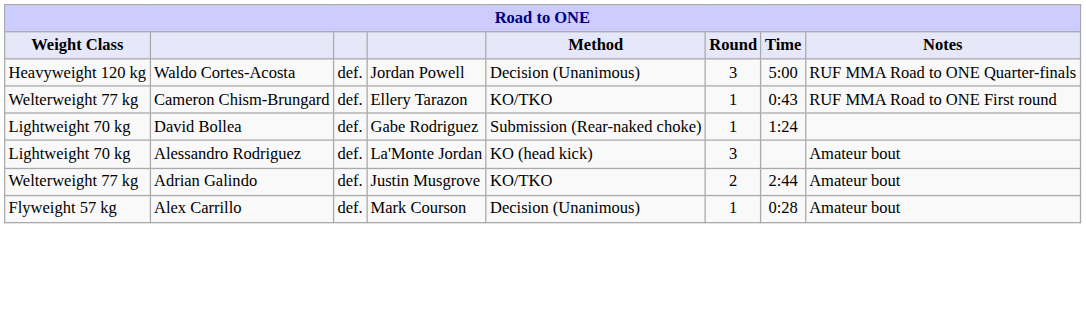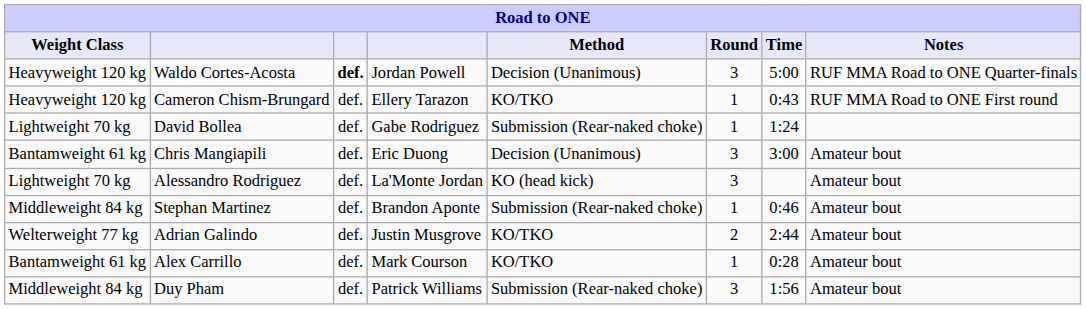(350, 72) normal -> (351, 72) bold
(73, 99) Welterweight 77 kg -> (77, 99) Heavyweight 120 kg
+ row: (210, 153)
+ row: (212, 208)
(63, 208) Flyweight 57 kg -> (77, 262) Bantamweight 61 kg
(565, 208) Decision (Unanimous) -> (522, 262) KO/TKO
+ row: (189, 290)
